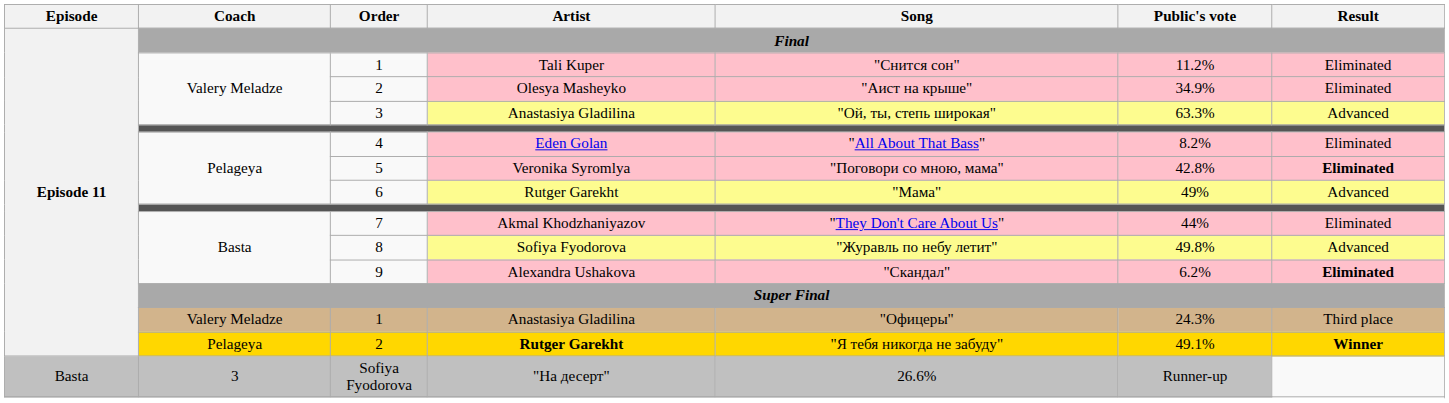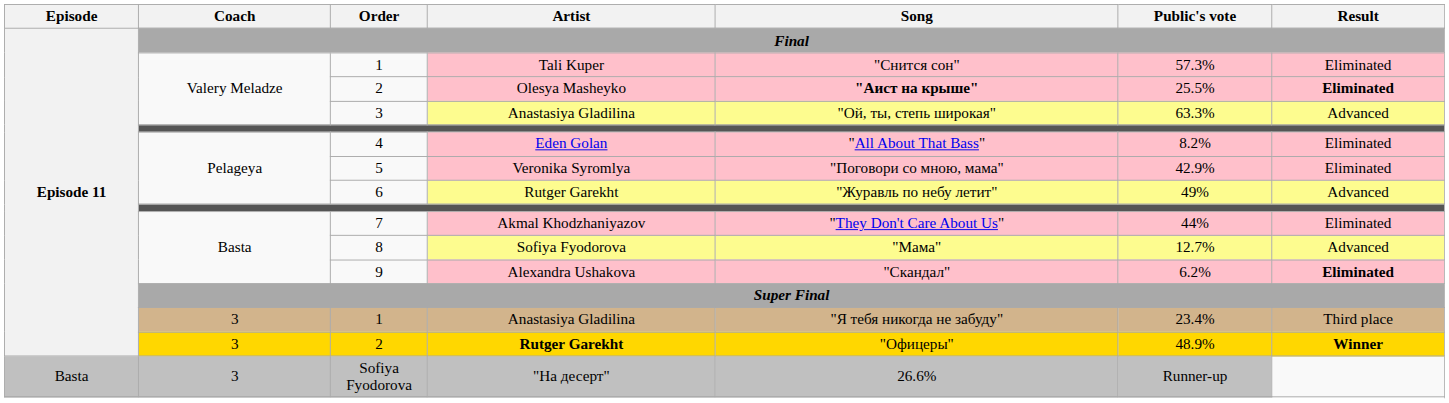(1195, 64) 11.2% -> (1195, 64) 57.3%
(917, 88) normal -> (917, 88) bold
(1195, 88) 34.9% -> (1195, 88) 25.5%
(1358, 88) normal -> (1358, 88) bold
(1195, 168) 42.8% -> (1195, 168) 42.9%
(1358, 168) bold -> (1358, 168) normal
(917, 192) "Мама" -> (917, 192) "Журавль по небу летит"
(917, 247) "Журавль по небу летит" -> (917, 247) "Мама"
(1195, 247) 49.8% -> (1195, 247) 12.7%
(235, 319) Valery Meladze -> (235, 319) 3
(917, 319) "Офицеры" -> (917, 319) "Я тебя никогда не забуду"
(1195, 319) 24.3% -> (1195, 319) 23.4%
(235, 343) Pelageya -> (235, 343) 3
(917, 343) "Я тебя никогда не забуду" -> (917, 343) "Офицеры"
(1195, 343) 49.1% -> (1195, 343) 48.9%
